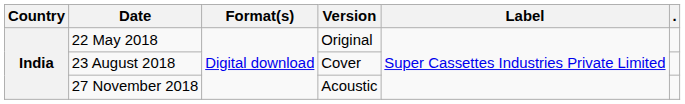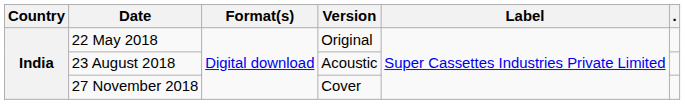(341, 63) Cover -> (349, 63) Acoustic
(349, 87) Acoustic -> (341, 87) Cover
